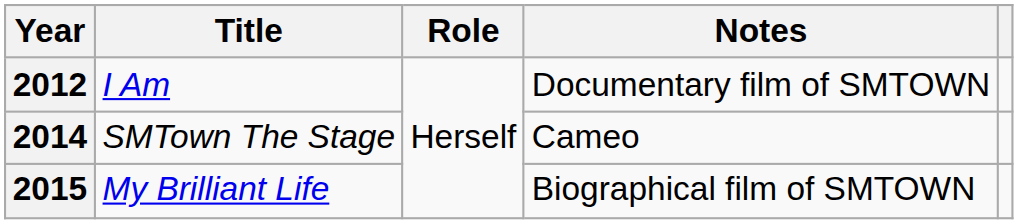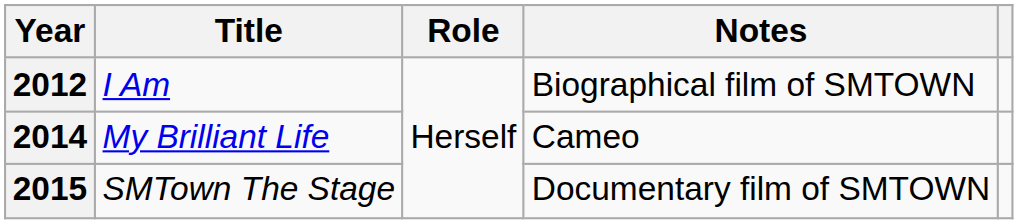(761, 84) Documentary film of SMTOWN -> (754, 84) Biographical film of SMTOWN
(249, 137) SMTown The Stage -> (216, 137) My Brilliant Life
(216, 190) My Brilliant Life -> (249, 190) SMTown The Stage
(754, 190) Biographical film of SMTOWN -> (761, 190) Documentary film of SMTOWN
